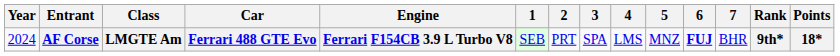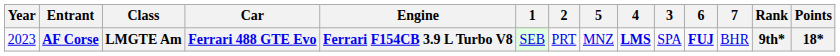columns swapped: (595, 16) <-> (665, 16)
(22, 39) 2024 -> (22, 39) 2023
(628, 39) normal -> (636, 39) bold
